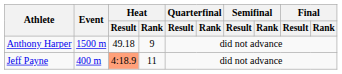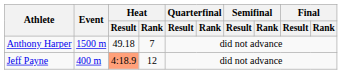(152, 44) 9 -> (152, 44) 7
(152, 61) 11 -> (152, 61) 12
